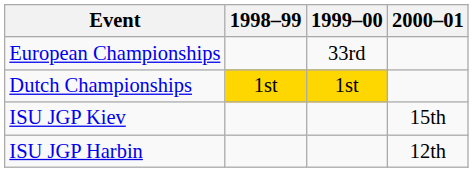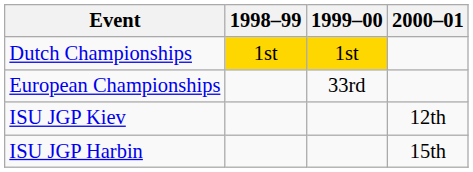rows swapped: (115, 53) <-> (101, 85)
(428, 118) 15th -> (428, 118) 12th
(428, 150) 12th -> (428, 150) 15th
